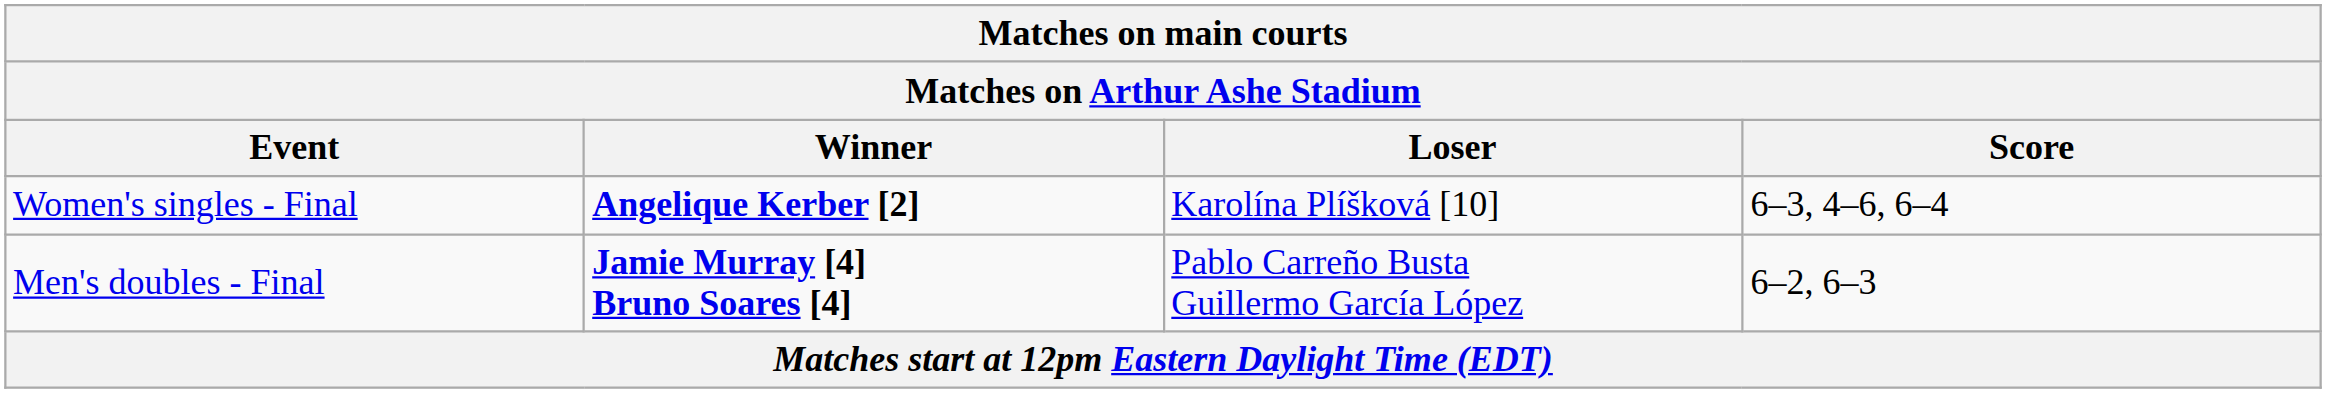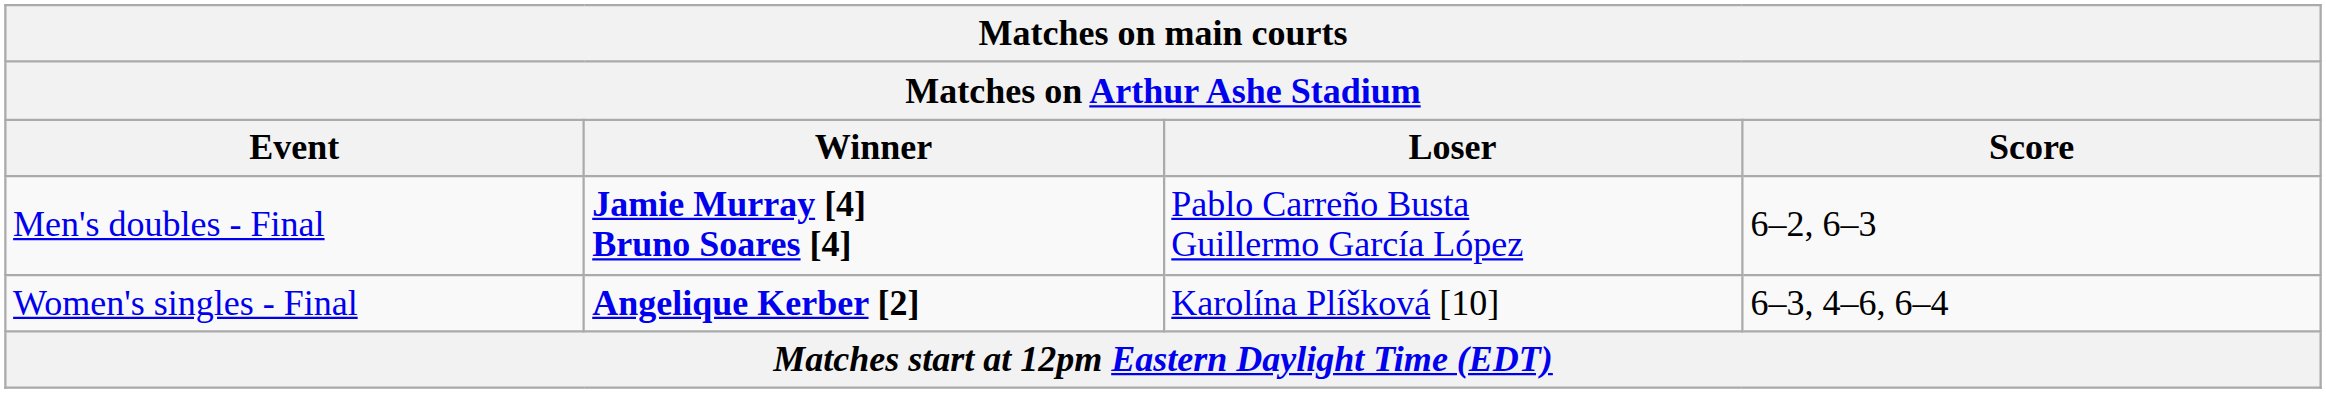rows swapped: (169, 281) <-> (185, 204)
